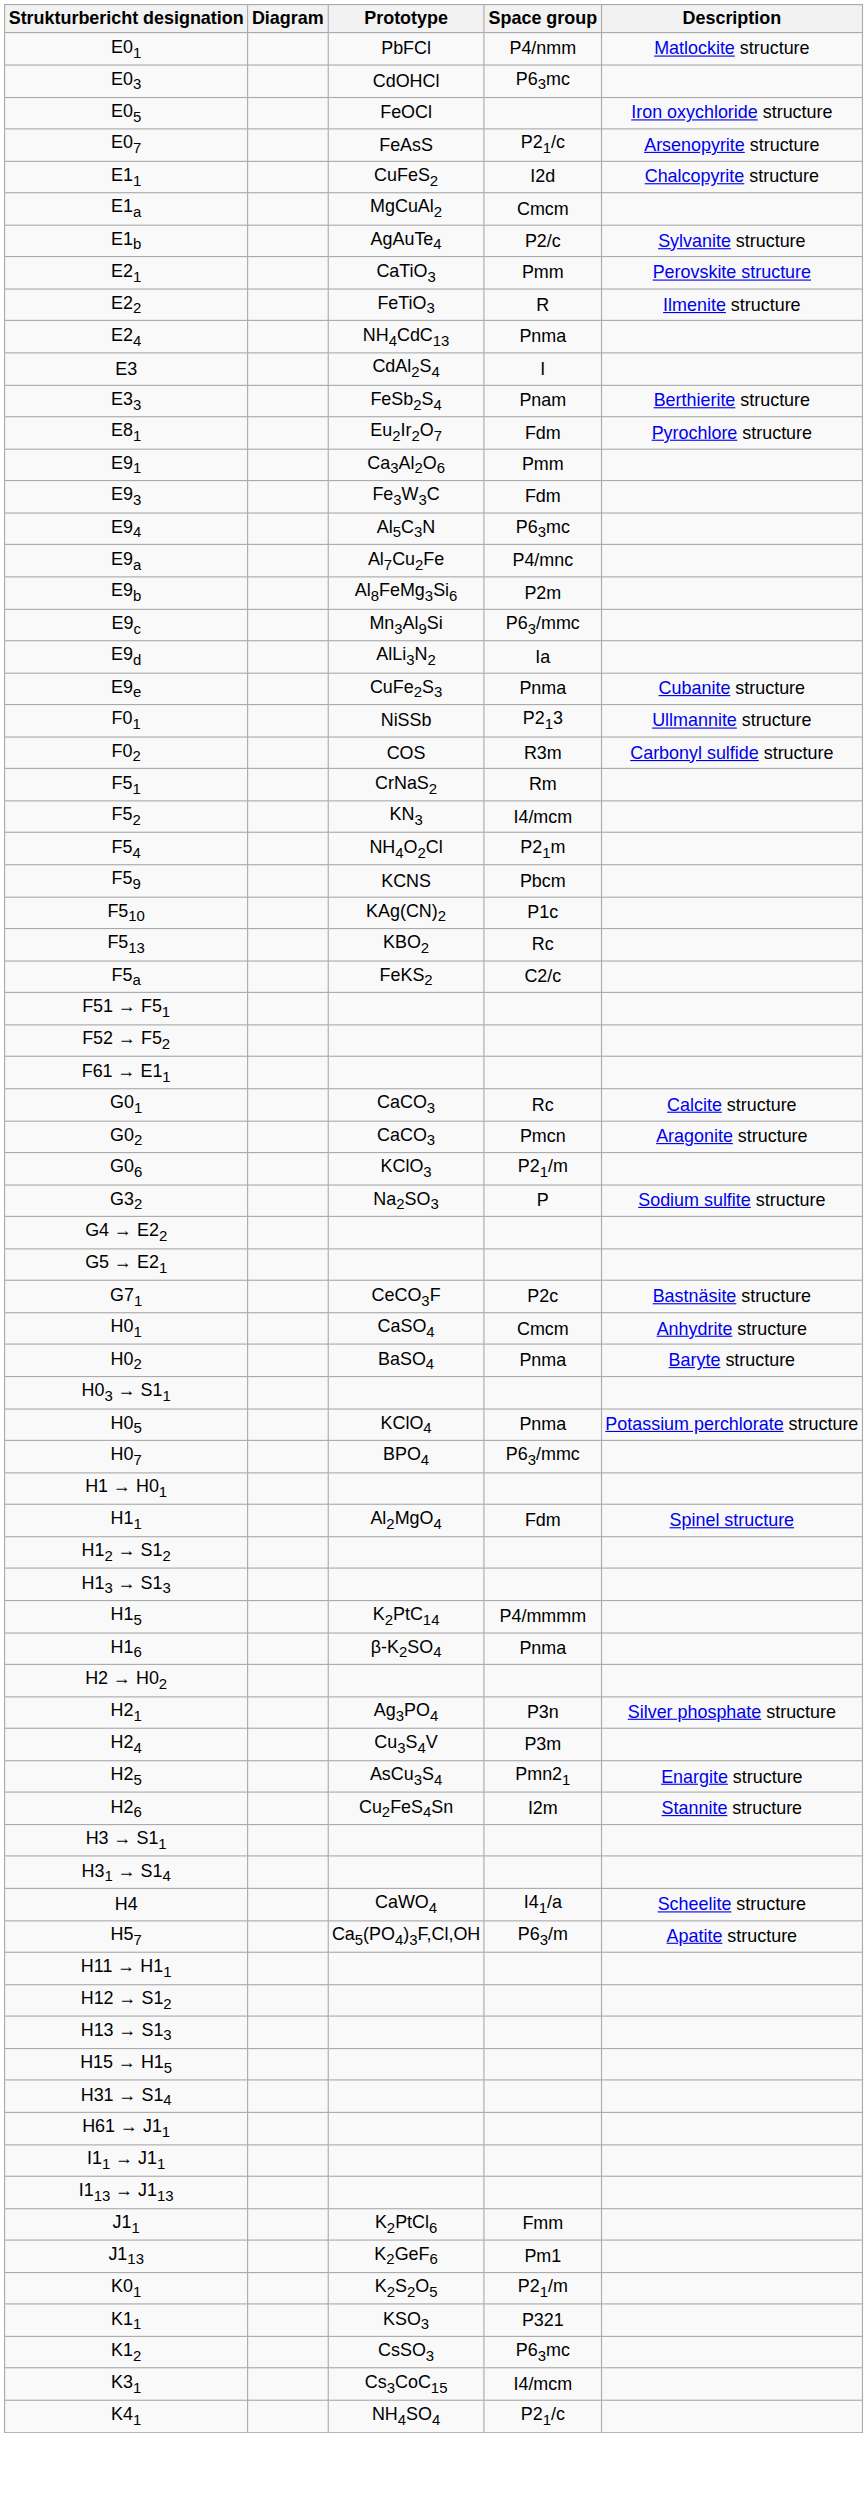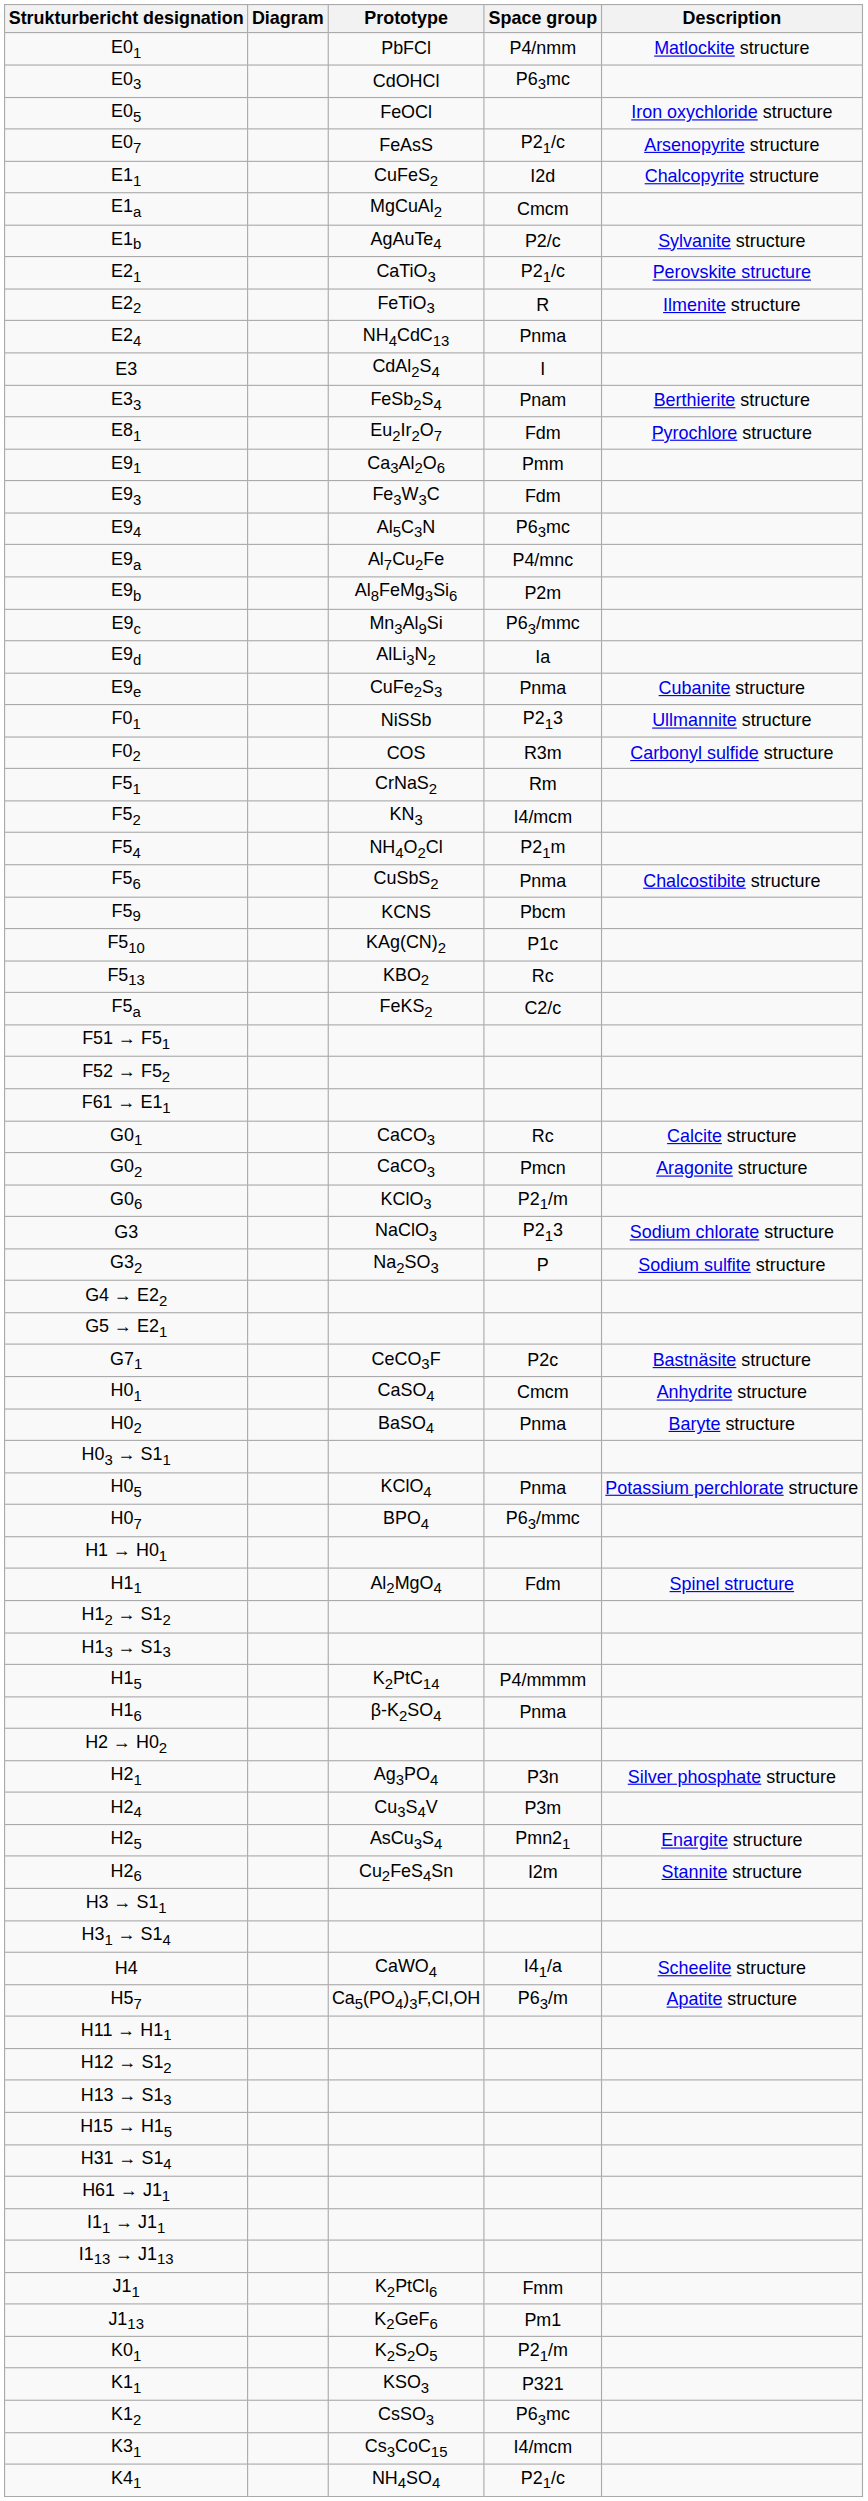(543, 272) Pmm -> (543, 273) P21/c
+ row: (126, 881)
+ row: (126, 1232)
